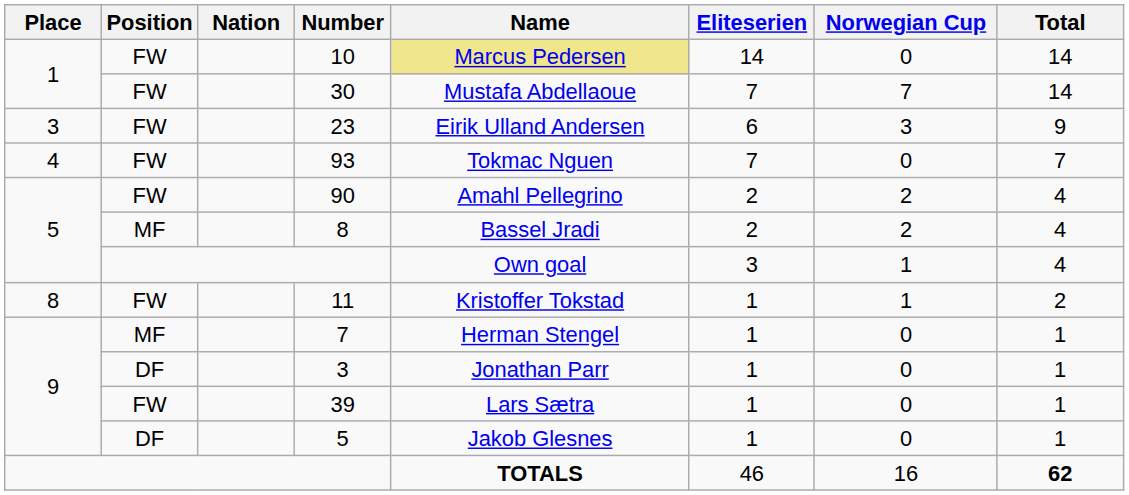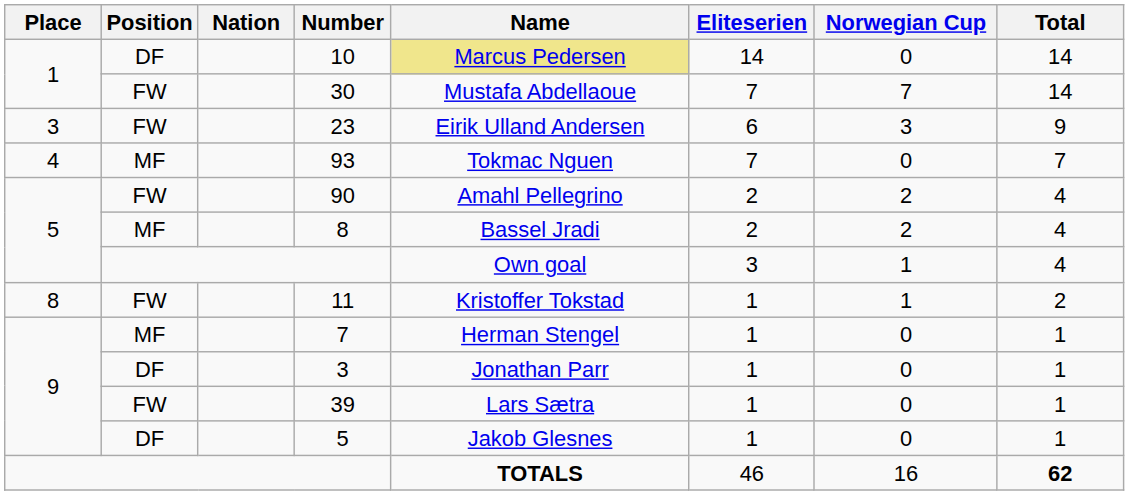(150, 57) FW -> (150, 57) DF
(150, 161) FW -> (150, 161) MF
